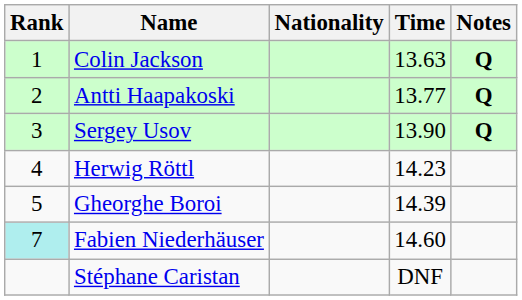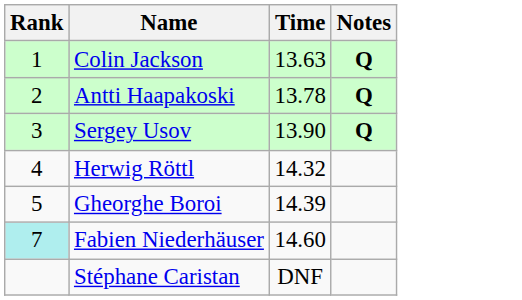- column: (329, 22)
(420, 95) 13.77 -> (300, 95) 13.78
(420, 167) 14.23 -> (300, 167) 14.32
